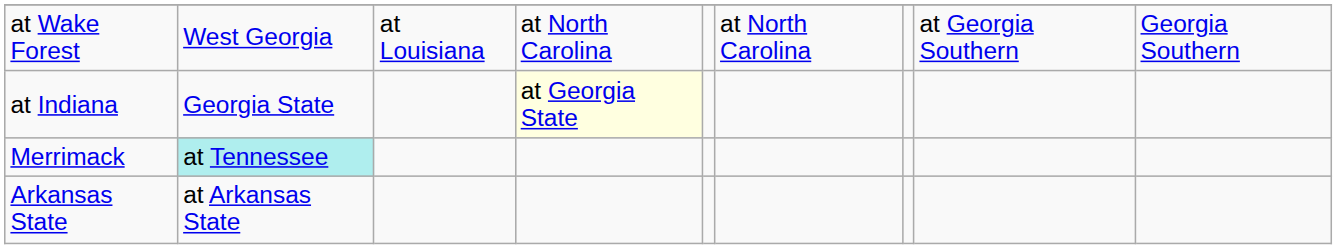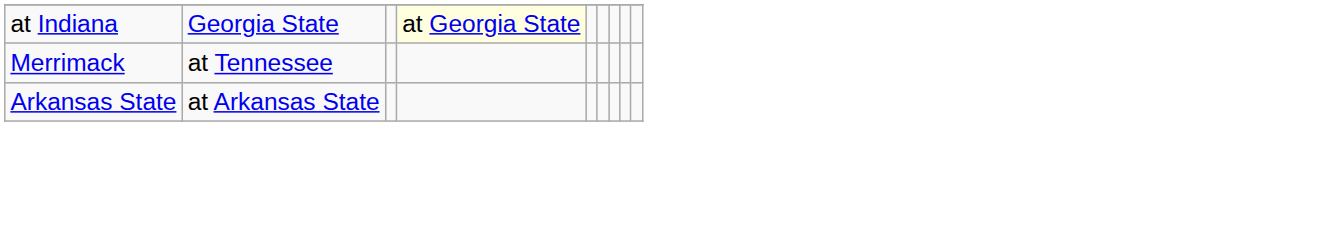- row: (55, 37)
(256, 156) paleturquoise background -> (260, 62) no background
